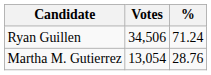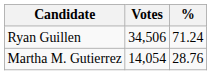(147, 59) 13,054 -> (147, 59) 14,054
